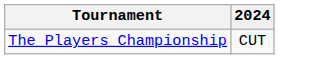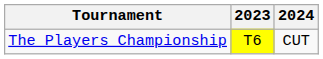+ column: (252, 17)
